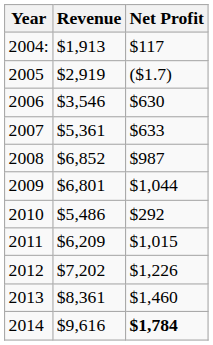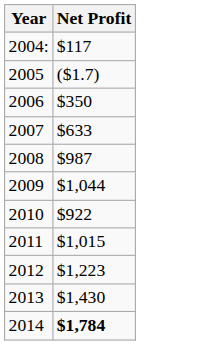- column: (89, 18)
(147, 102) $630 -> (74, 102) $350
(147, 213) $292 -> (74, 213) $922
(154, 269) $1,226 -> (81, 269) $1,223
(154, 297) $1,460 -> (81, 297) $1,430
